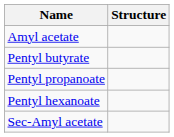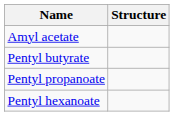- row: (55, 121)
